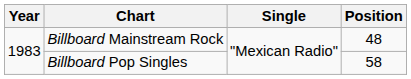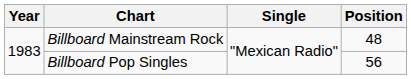(374, 62) 58 -> (374, 62) 56
